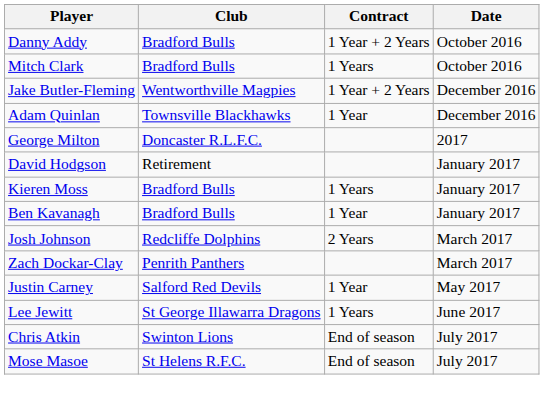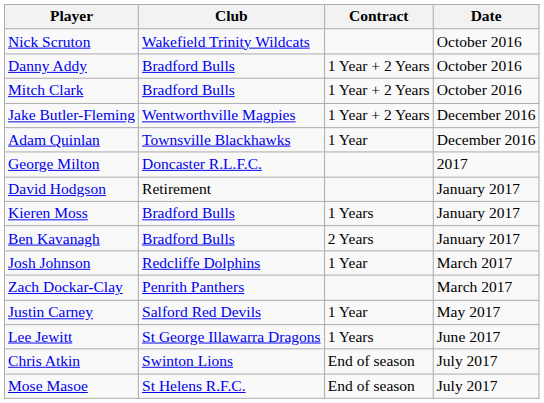+ row: (49, 41)
(351, 66) 1 Years -> (379, 90) 1 Year + 2 Years
(348, 213) 1 Year -> (351, 238) 2 Years
(351, 238) 2 Years -> (348, 262) 1 Year
